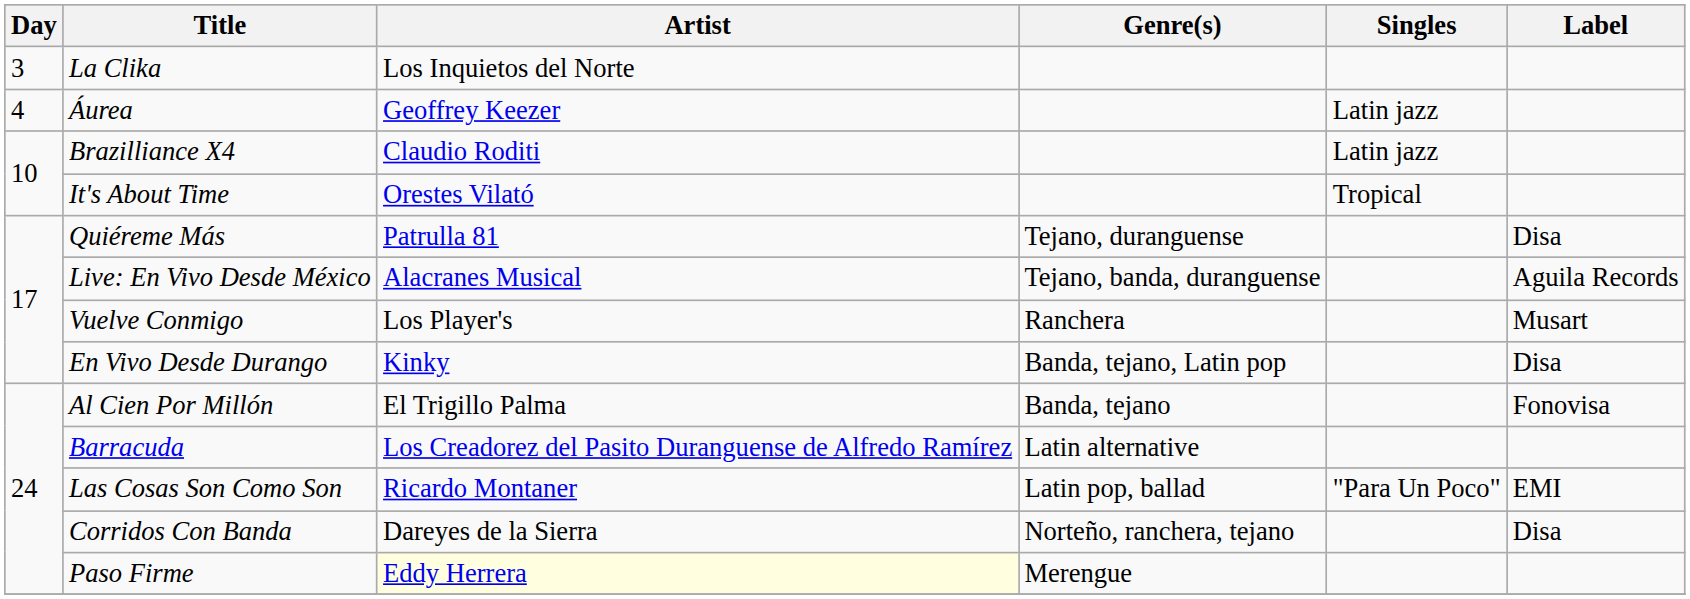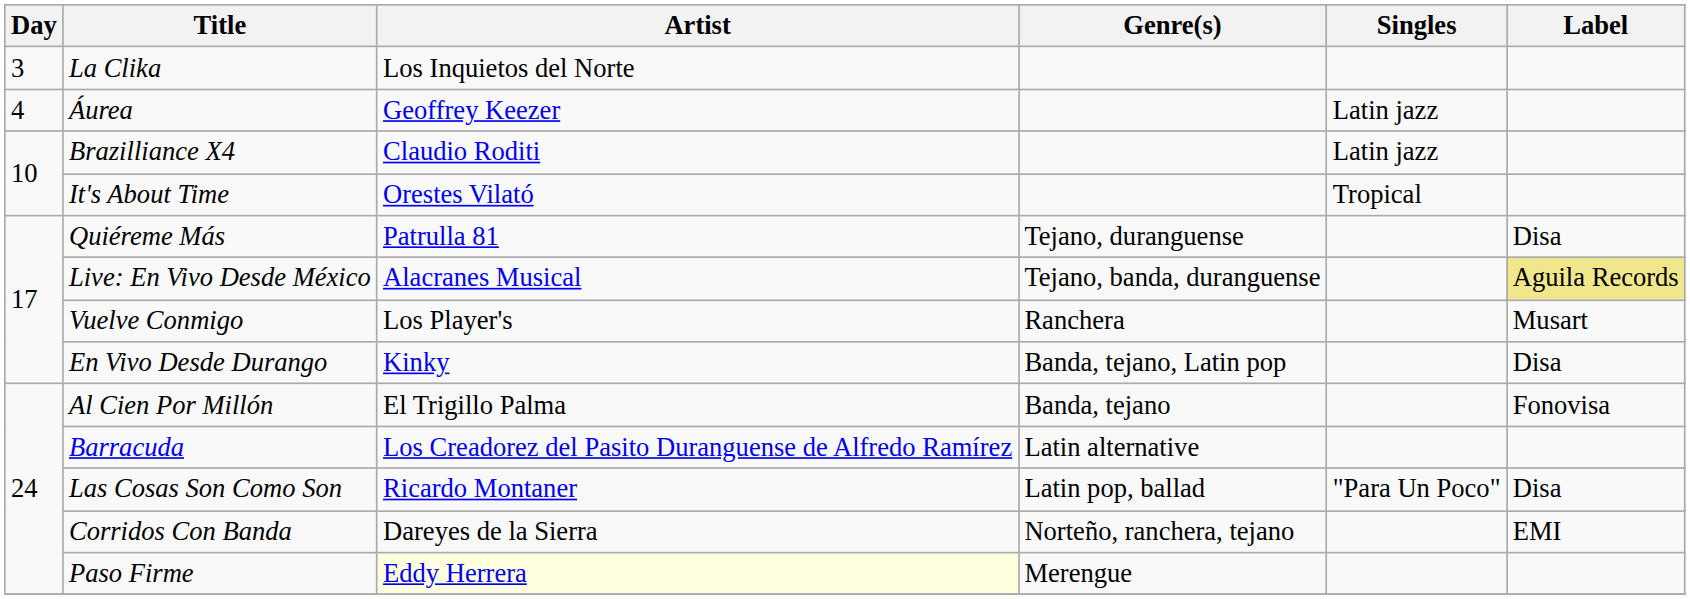(1596, 278) no background -> (1596, 278) khaki background
(1537, 488) EMI -> (1537, 488) Disa
(1537, 531) Disa -> (1537, 531) EMI
